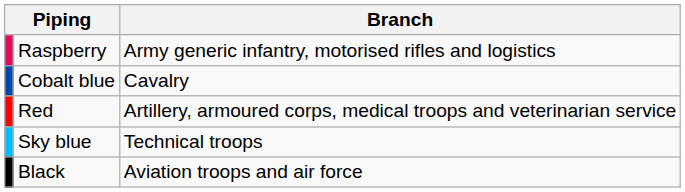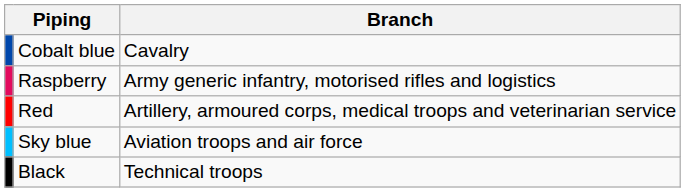rows swapped: (66, 80) <-> (62, 50)
(193, 141) Technical troops -> (243, 141) Aviation troops and air force
(243, 171) Aviation troops and air force -> (193, 171) Technical troops
